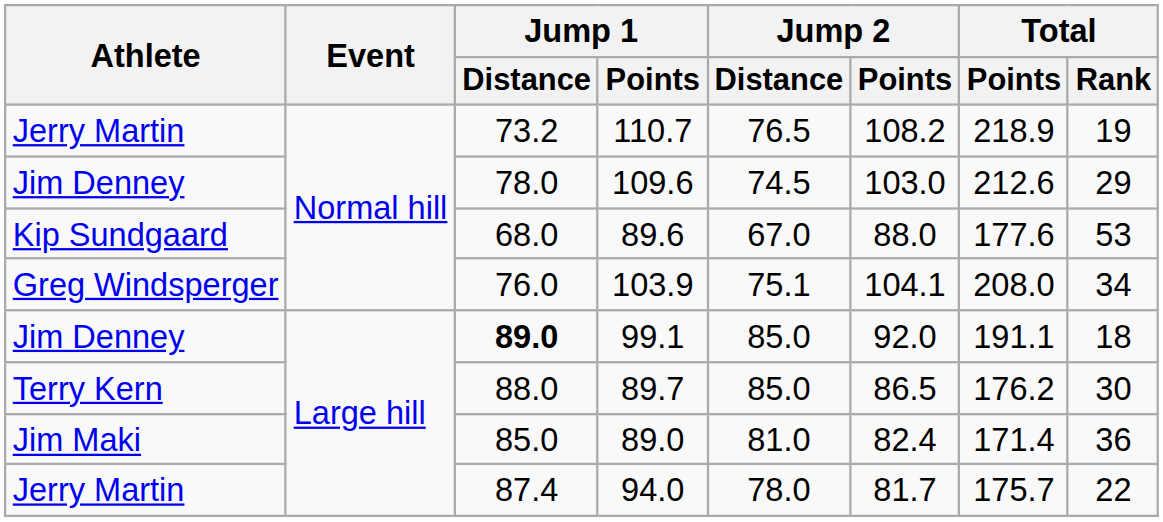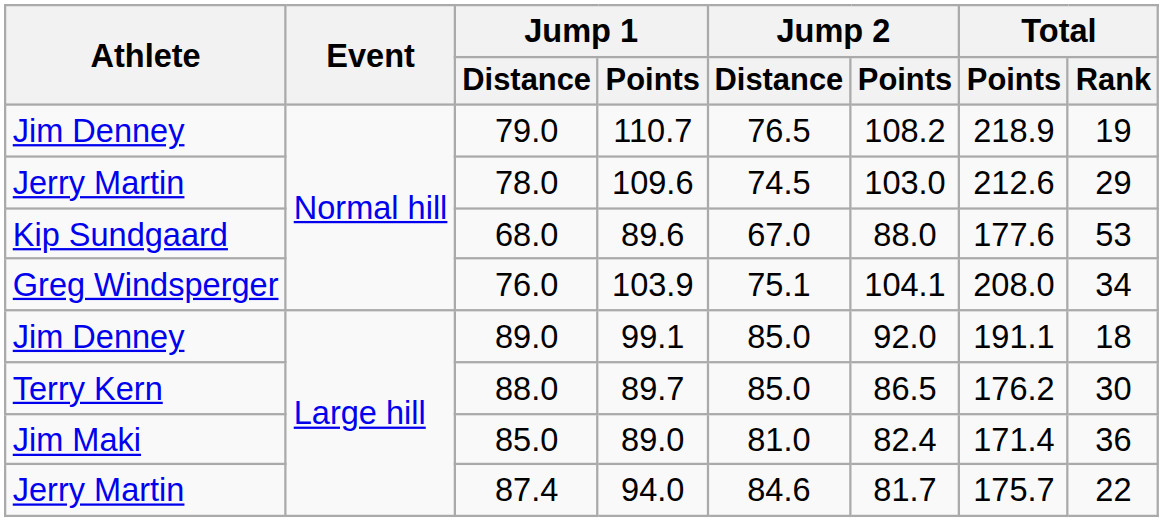(99, 131) Jerry Martin -> (99, 131) Jim Denney
(527, 131) 73.2 -> (527, 131) 79.0
(99, 183) Jim Denney -> (99, 183) Jerry Martin
(527, 337) bold -> (527, 337) normal
(779, 491) 78.0 -> (779, 491) 84.6
